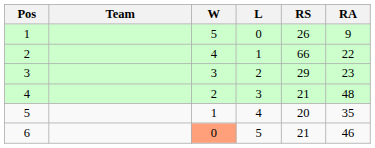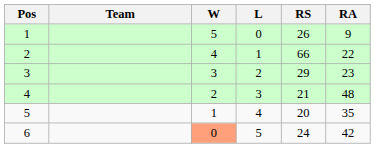(303, 133) 21 -> (303, 133) 24
(348, 133) 46 -> (348, 133) 42
